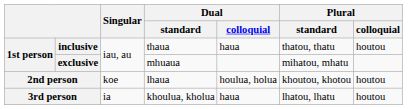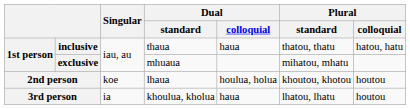(371, 46) houtou -> (379, 46) hatou, hatu
